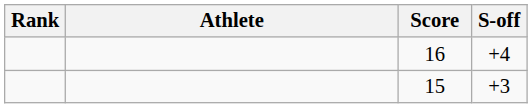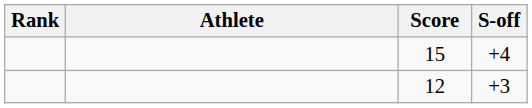(435, 53) 16 -> (435, 53) 15
(435, 86) 15 -> (435, 86) 12
